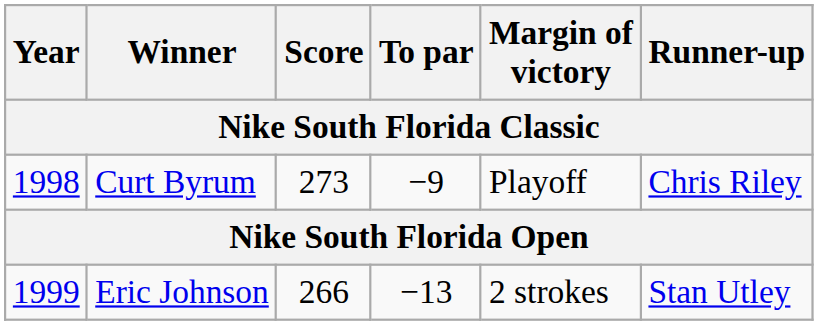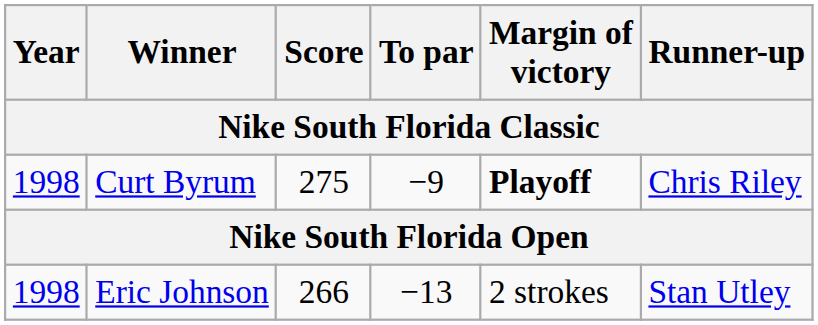(324, 182) 273 -> (324, 182) 275
(538, 182) normal -> (540, 182) bold
(46, 292) 1999 -> (46, 292) 1998
